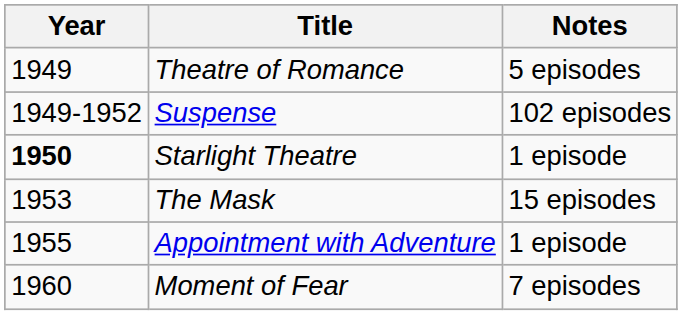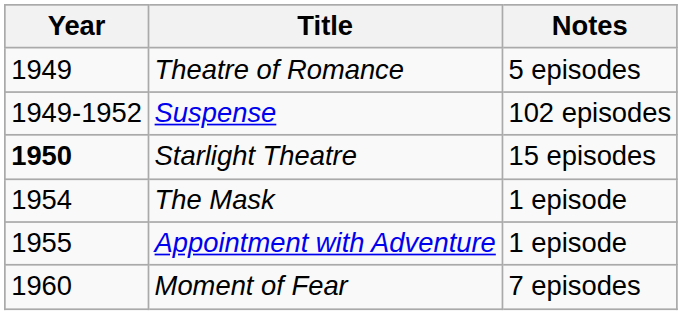(568, 156) 1 episode -> (582, 156) 15 episodes
(42, 199) 1953 -> (42, 199) 1954
(582, 199) 15 episodes -> (568, 199) 1 episode
